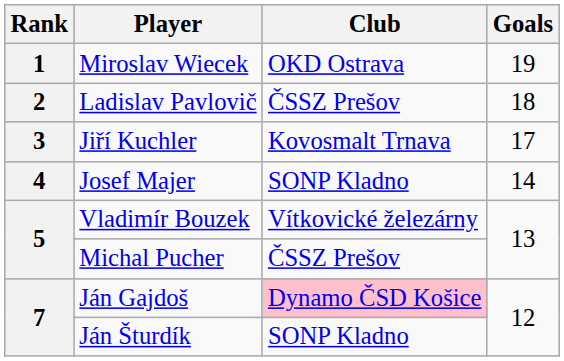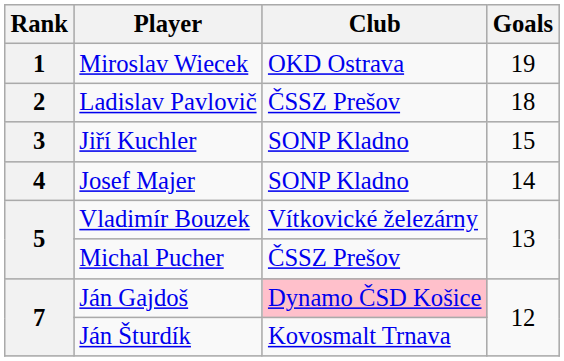(359, 141) Kovosmalt Trnava -> (338, 141) SONP Kladno
(523, 141) 17 -> (523, 141) 15
(338, 336) SONP Kladno -> (359, 336) Kovosmalt Trnava
